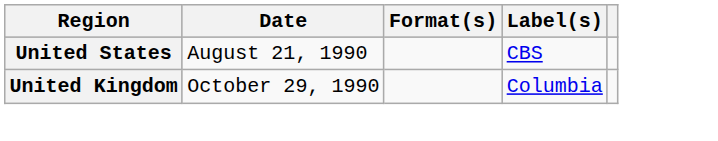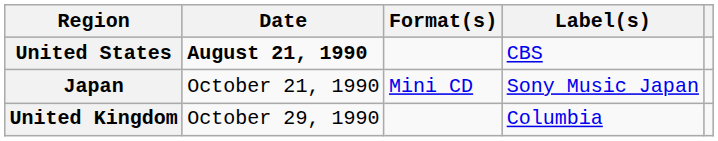(277, 54) normal -> (277, 54) bold
+ row: (94, 86)
